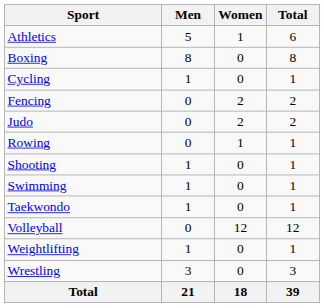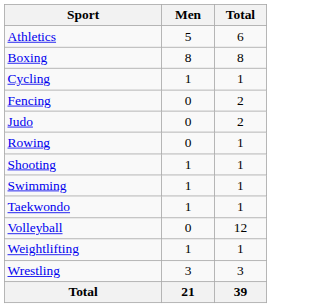- column: (240, 15)
